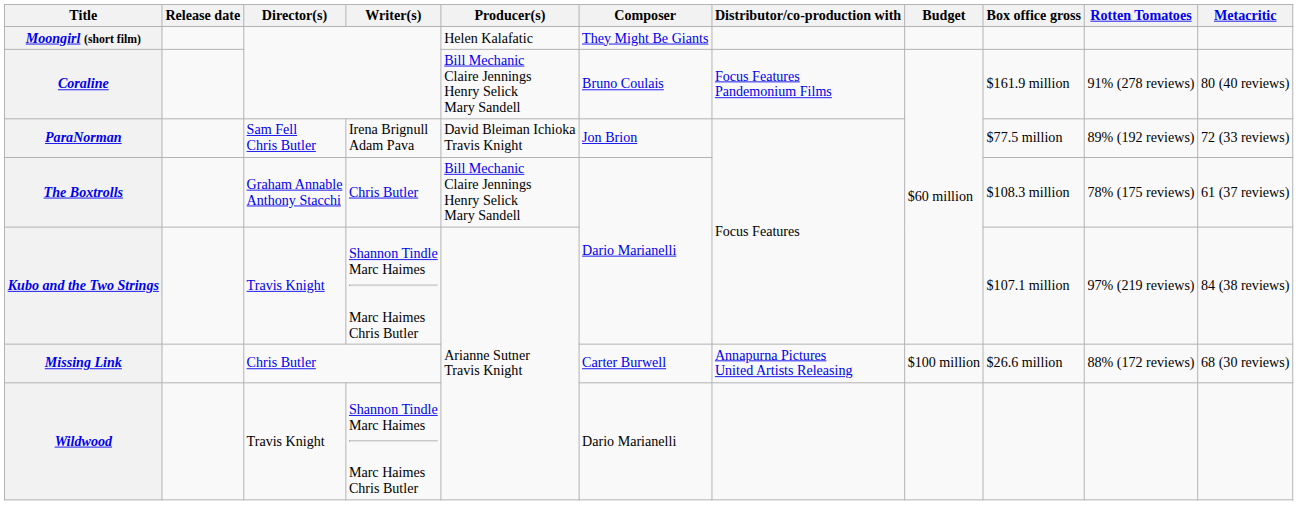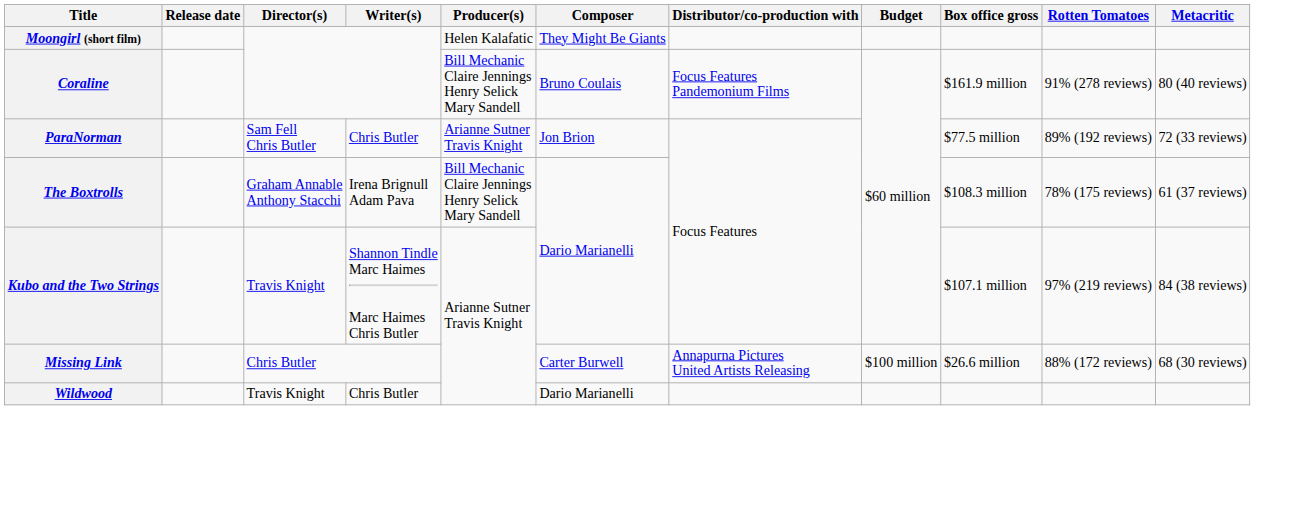(389, 138) Irena Brignull Adam Pava -> (384, 138) Chris Butler
(510, 138) David Bleiman Ichioka Travis Knight -> (487, 138) Arianne Sutner Travis Knight
(384, 192) Chris Butler -> (389, 192) Irena Brignull Adam Pava
(393, 449) Shannon Tindle Marc Haimes Marc Haimes Chris Butler -> (384, 393) Chris Butler
